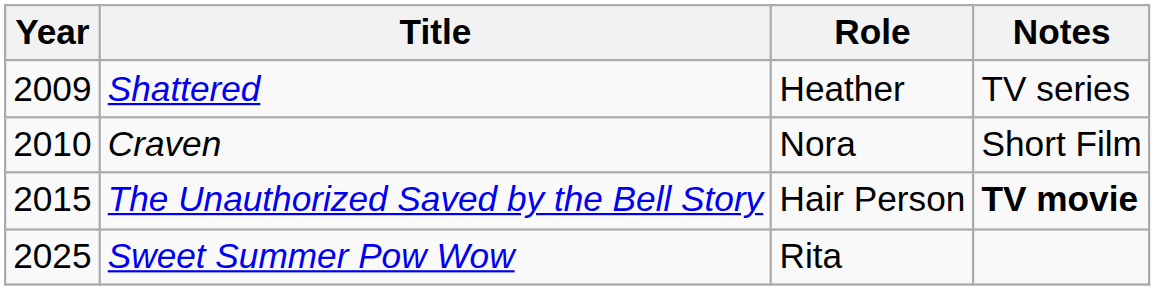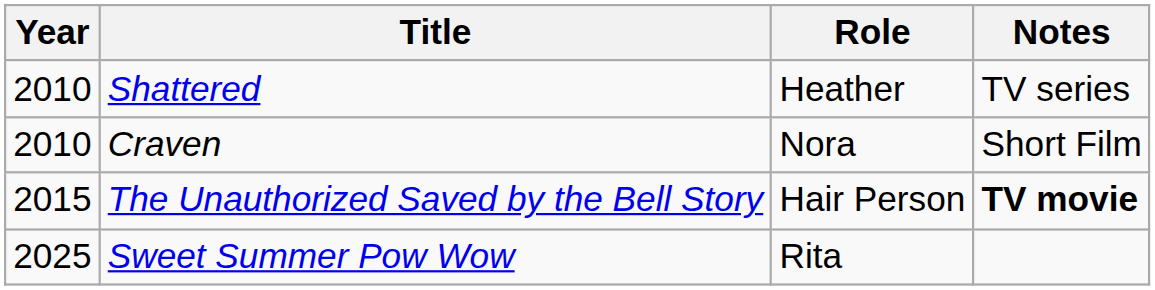(52, 88) 2009 -> (52, 88) 2010
